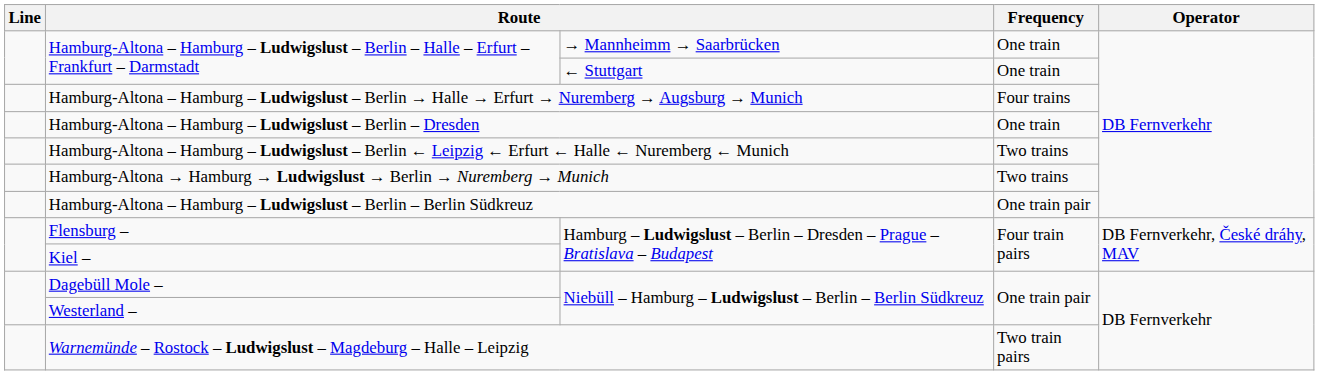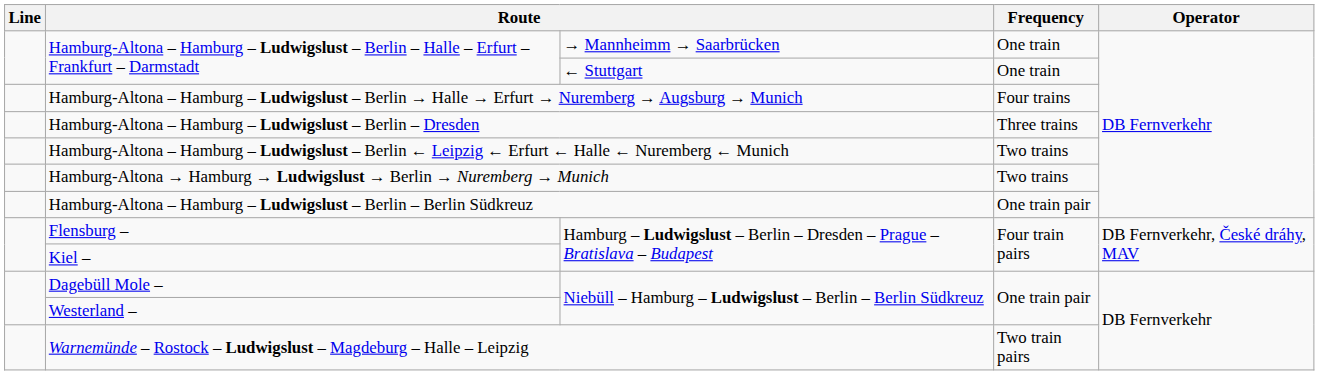(1029, 124) One train -> (1037, 124) Three trains
